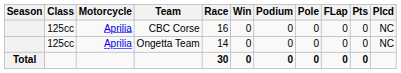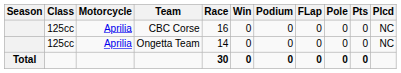columns swapped: (308, 12) <-> (336, 12)
